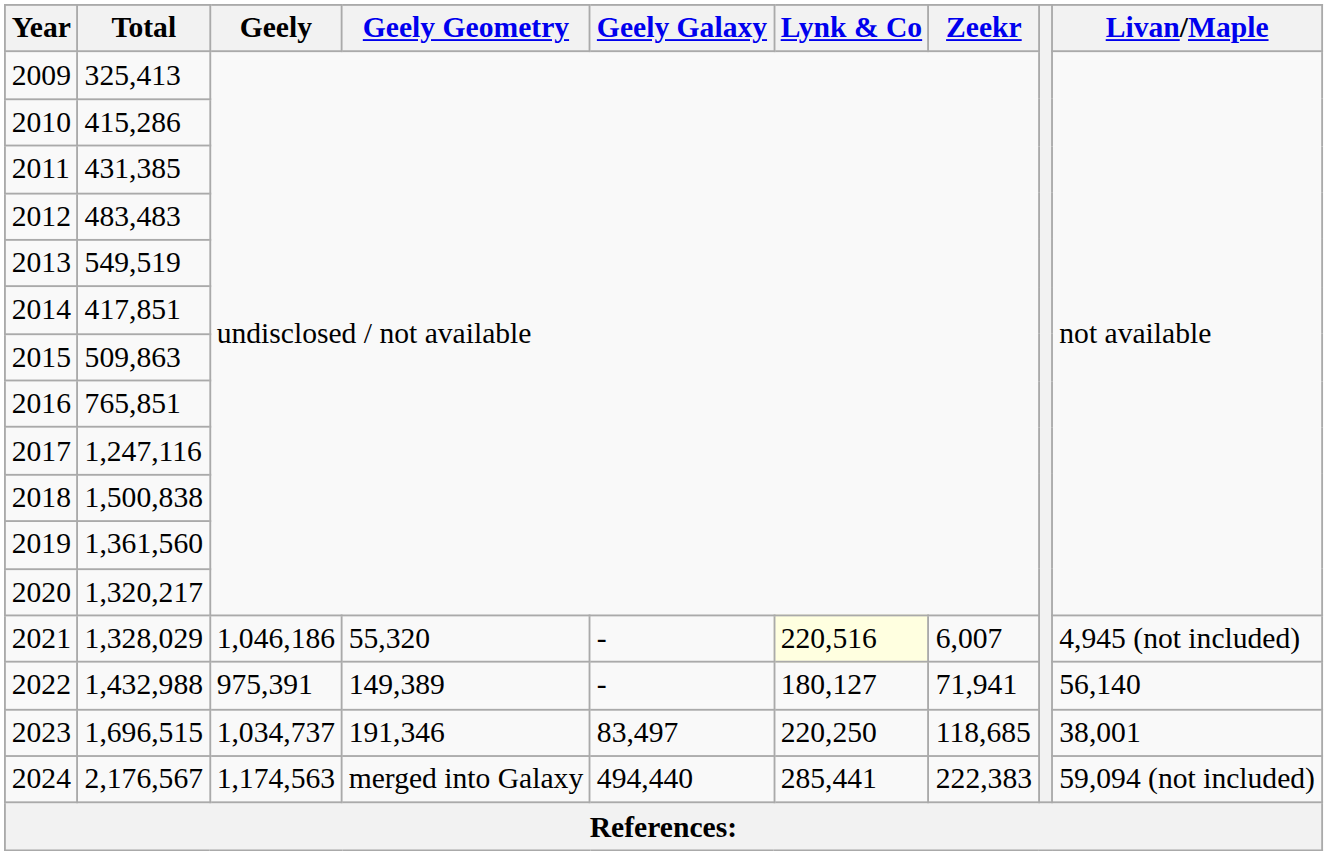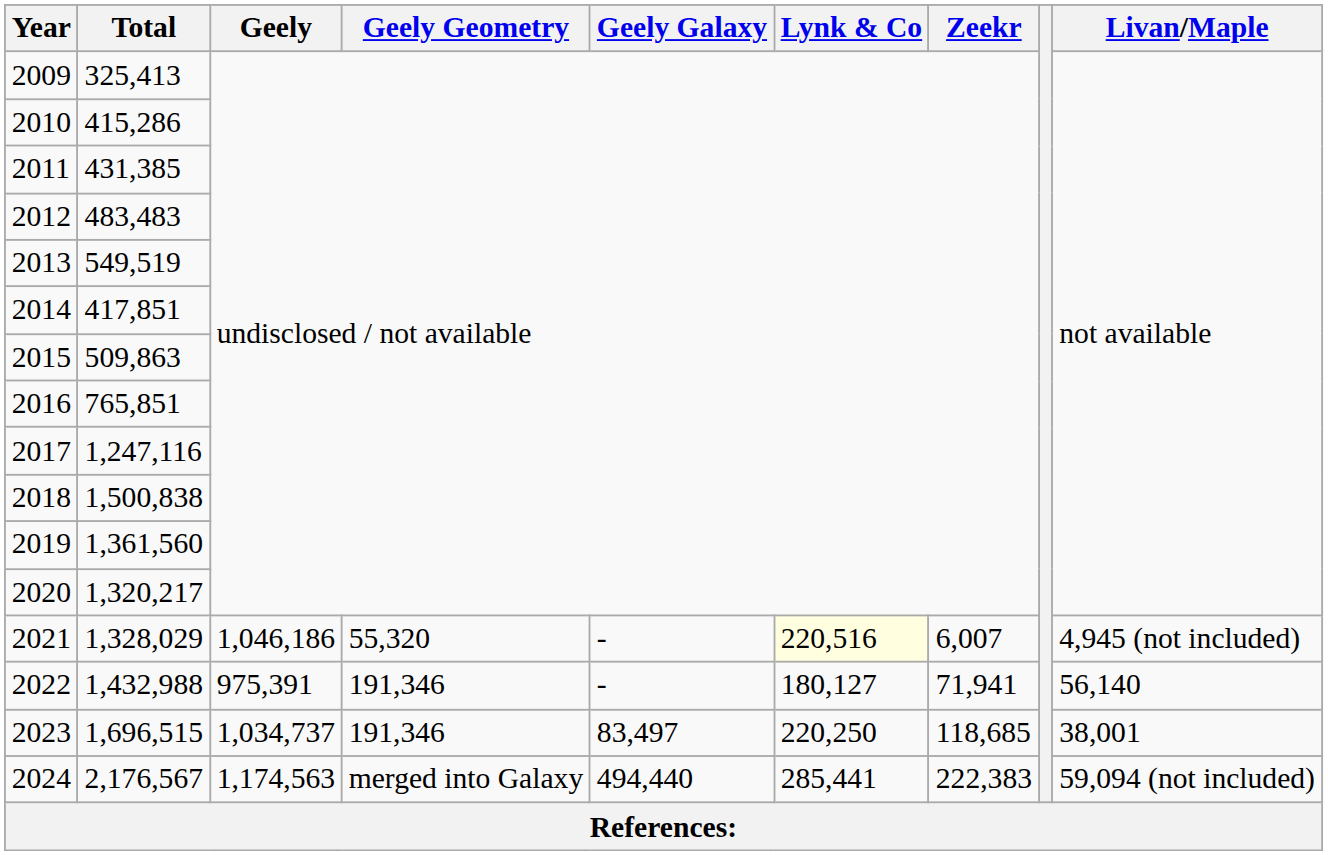(397, 685) 149,389 -> (397, 685) 191,346
